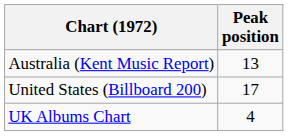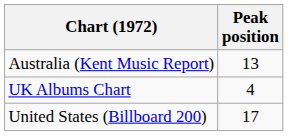rows swapped: (70, 116) <-> (108, 90)
